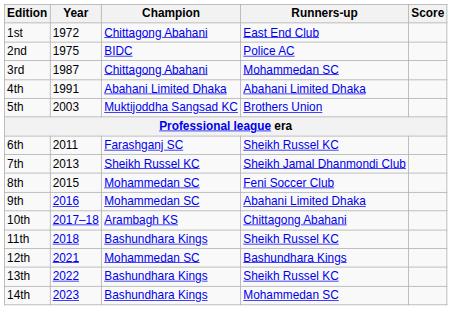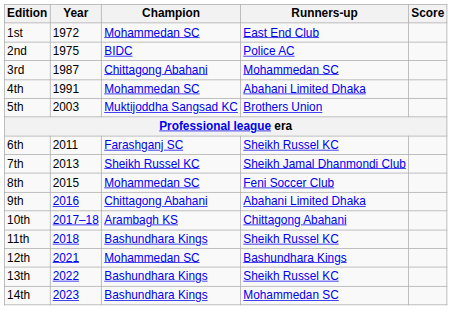(156, 32) Chittagong Abahani -> (152, 32) Mohammedan SC
(165, 88) Abahani Limited Dhaka -> (152, 88) Mohammedan SC
(152, 201) Mohammedan SC -> (156, 201) Chittagong Abahani
